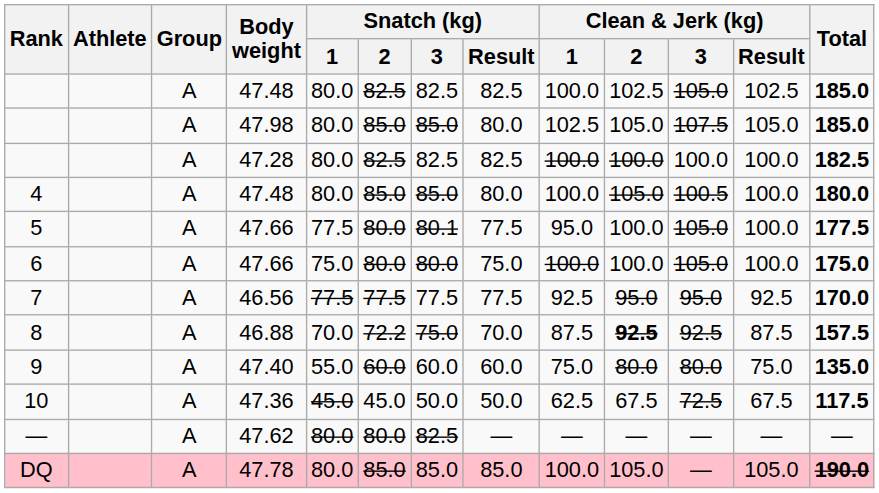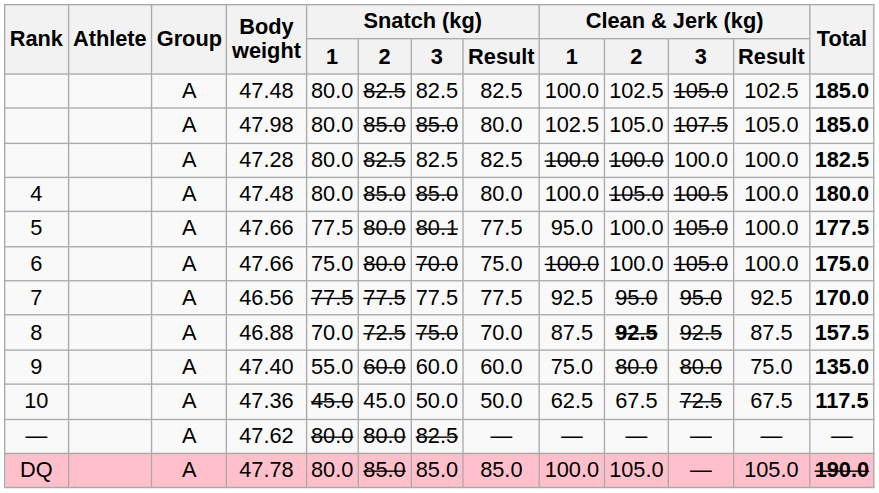(437, 263) 80.0 -> (437, 263) 70.0
(385, 332) 72.2 -> (385, 332) 72.5
